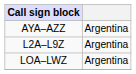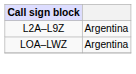- row: (44, 28)
